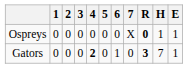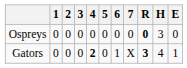(131, 34) X -> (131, 34) 0
(161, 34) 1 -> (161, 34) 3
(175, 34) 1 -> (175, 34) 0
(131, 53) 0 -> (131, 53) X
(161, 53) 7 -> (161, 53) 4
